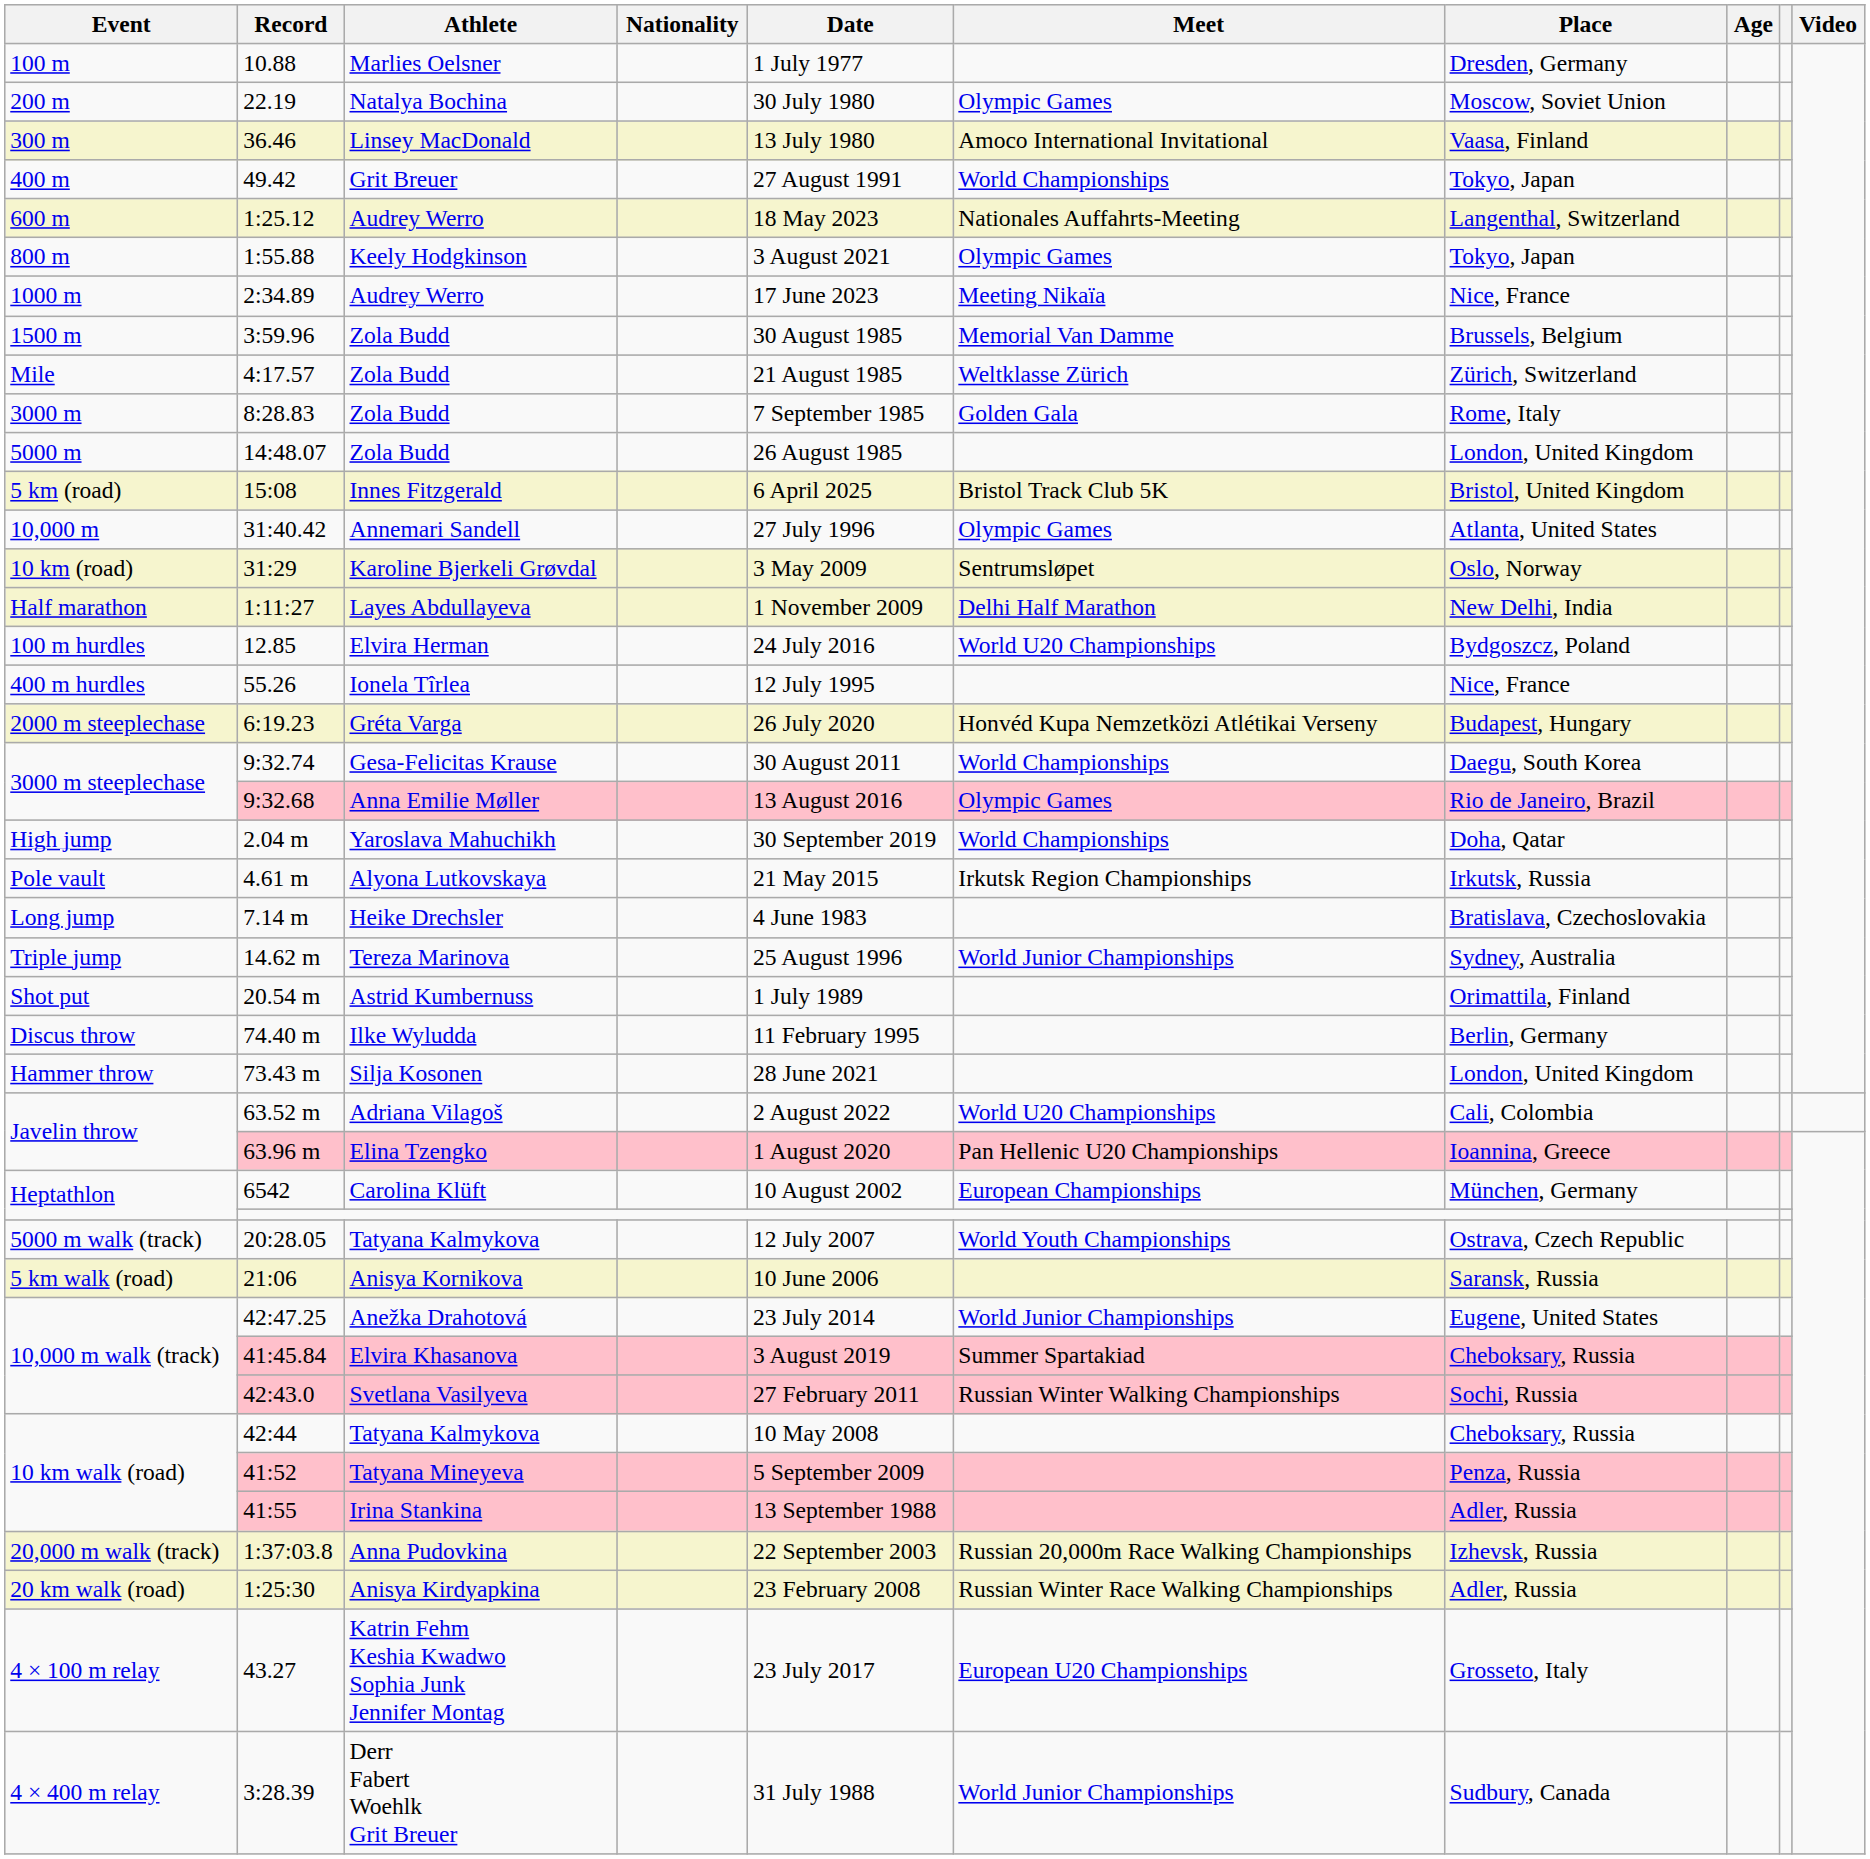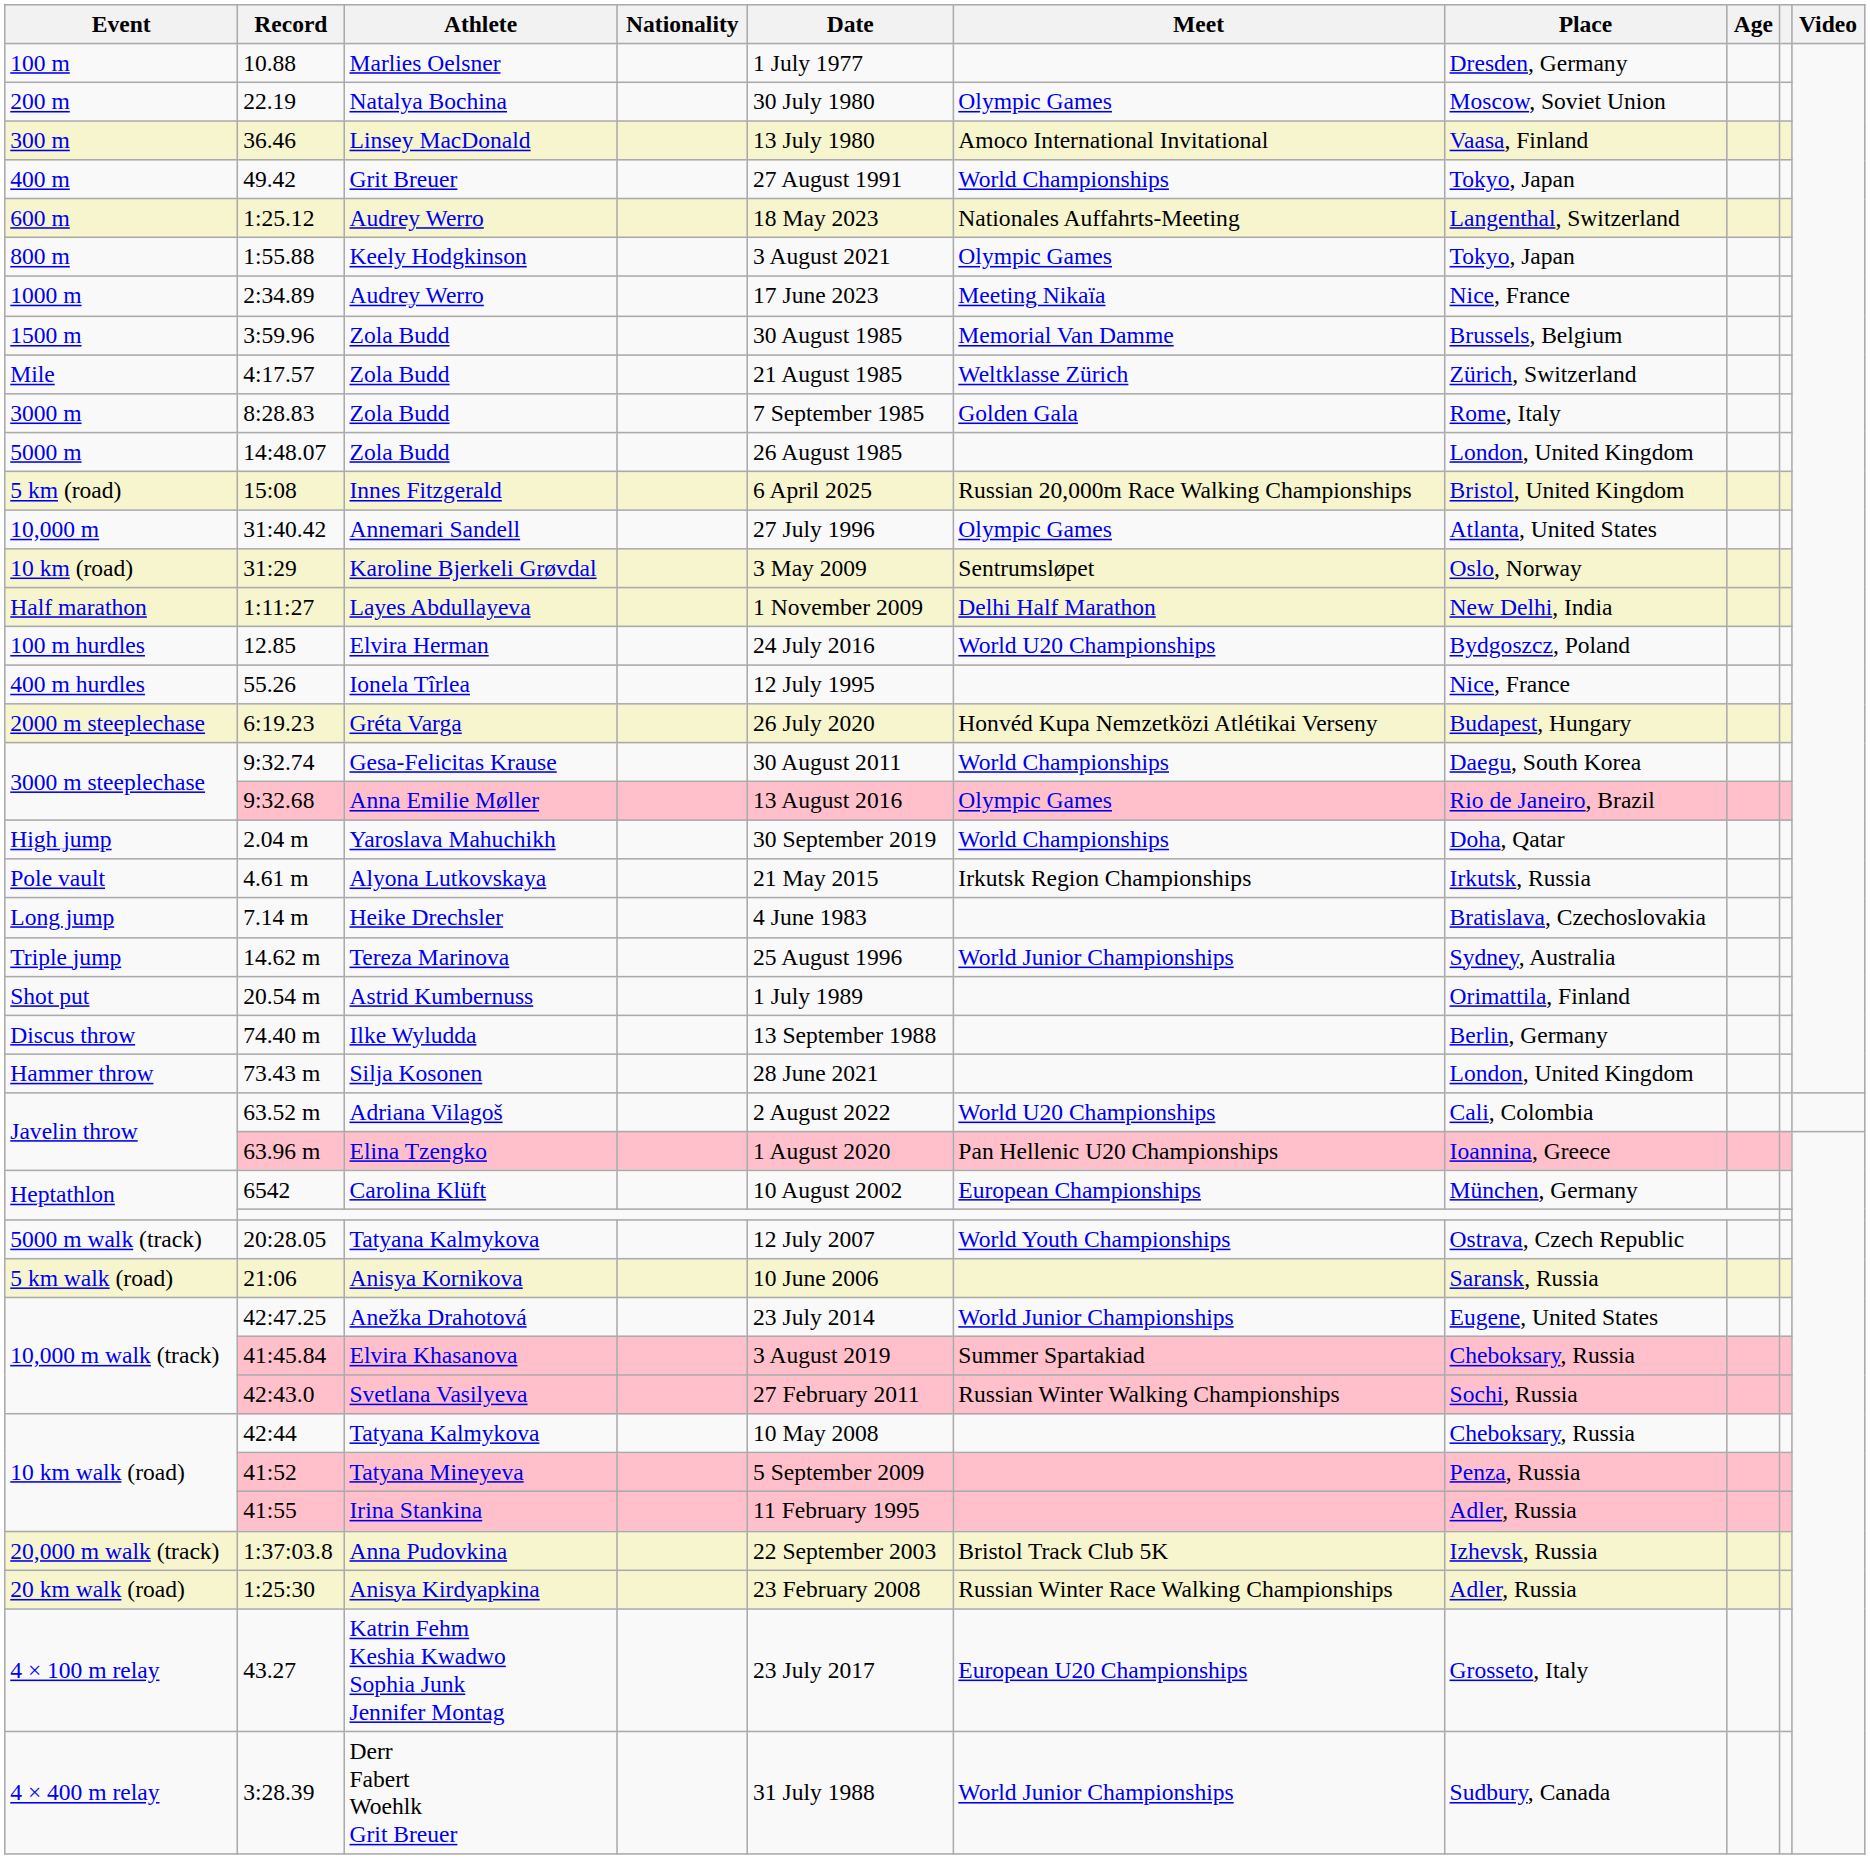(1063, 490) Bristol Track Club 5K -> (1185, 490) Russian 20,000m Race Walking Championships
(836, 1034) 11 February 1995 -> (845, 1034) 13 September 1988
(845, 1511) 13 September 1988 -> (836, 1511) 11 February 1995
(1185, 1550) Russian 20,000m Race Walking Championships -> (1063, 1550) Bristol Track Club 5K
